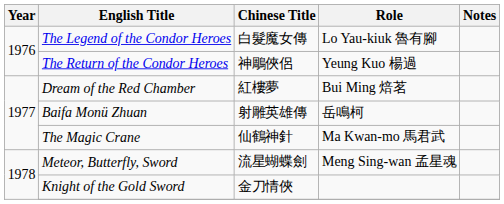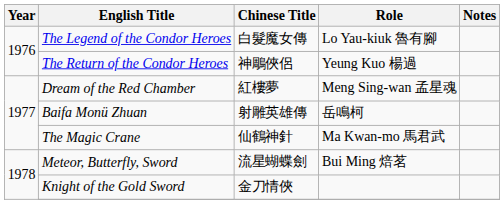(365, 87) Bui Ming 焙茗 -> (389, 87) Meng Sing-wan 孟星魂
(389, 161) Meng Sing-wan 孟星魂 -> (365, 161) Bui Ming 焙茗
